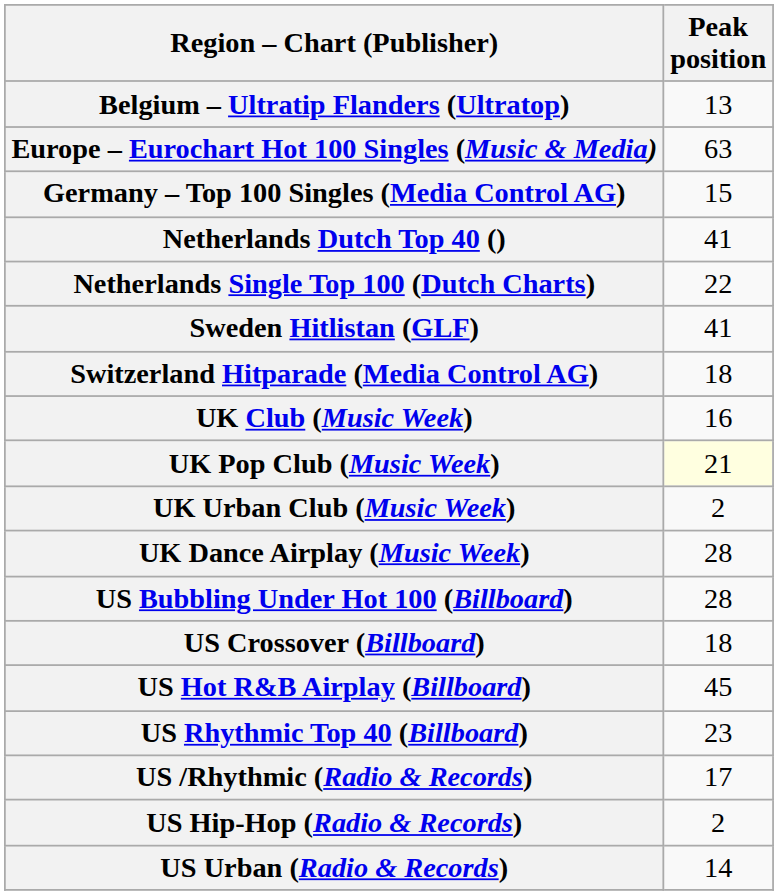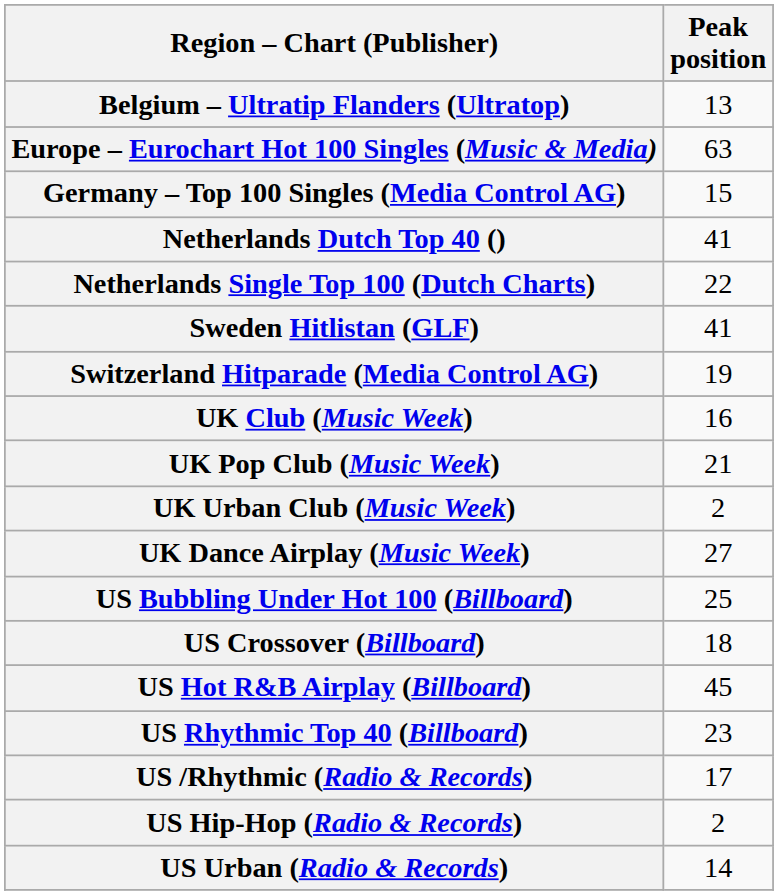(718, 373) 18 -> (718, 373) 19
(718, 463) lightyellow background -> (718, 463) no background
(718, 552) 28 -> (718, 552) 27
(718, 597) 28 -> (718, 597) 25
